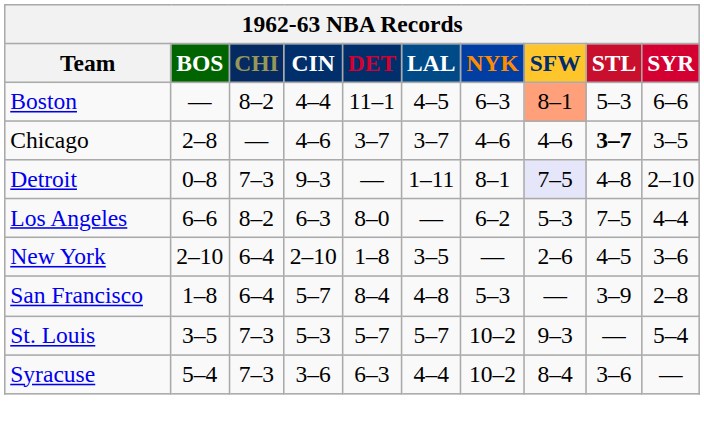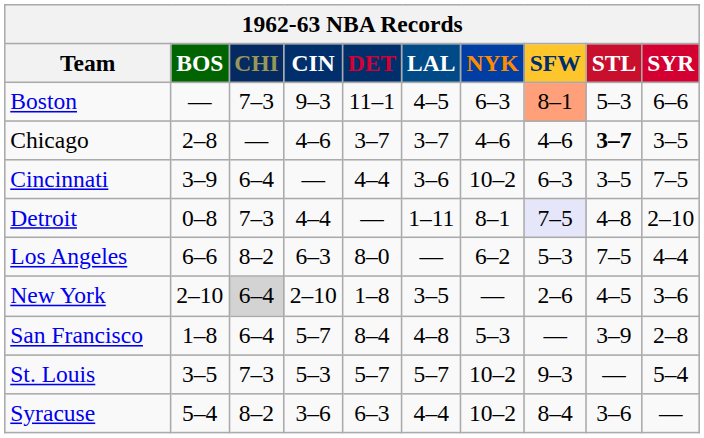(256, 101) 8–2 -> (256, 101) 7–3
(313, 101) 4–4 -> (313, 101) 9–3
+ row: (59, 179)
(313, 179) 9–3 -> (313, 218) 4–4
(256, 257) no background -> (256, 296) lightgrey background
(256, 373) 7–3 -> (256, 412) 8–2
